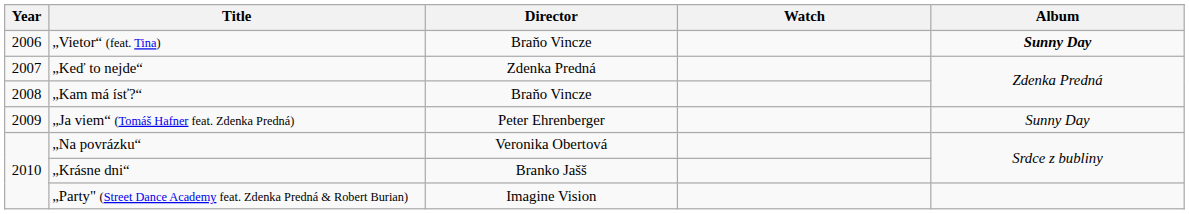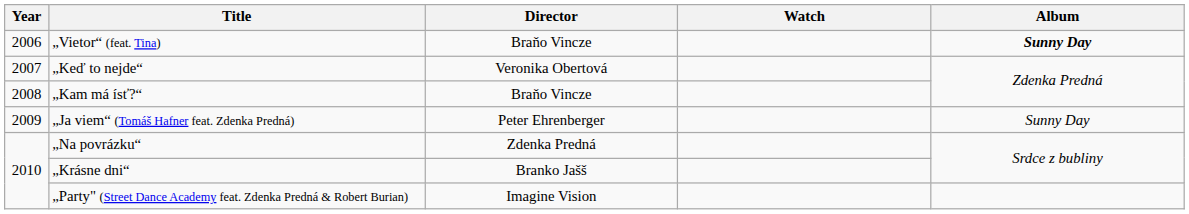(551, 68) Zdenka Predná -> (551, 68) Veronika Obertová
(551, 145) Veronika Obertová -> (551, 145) Zdenka Predná
